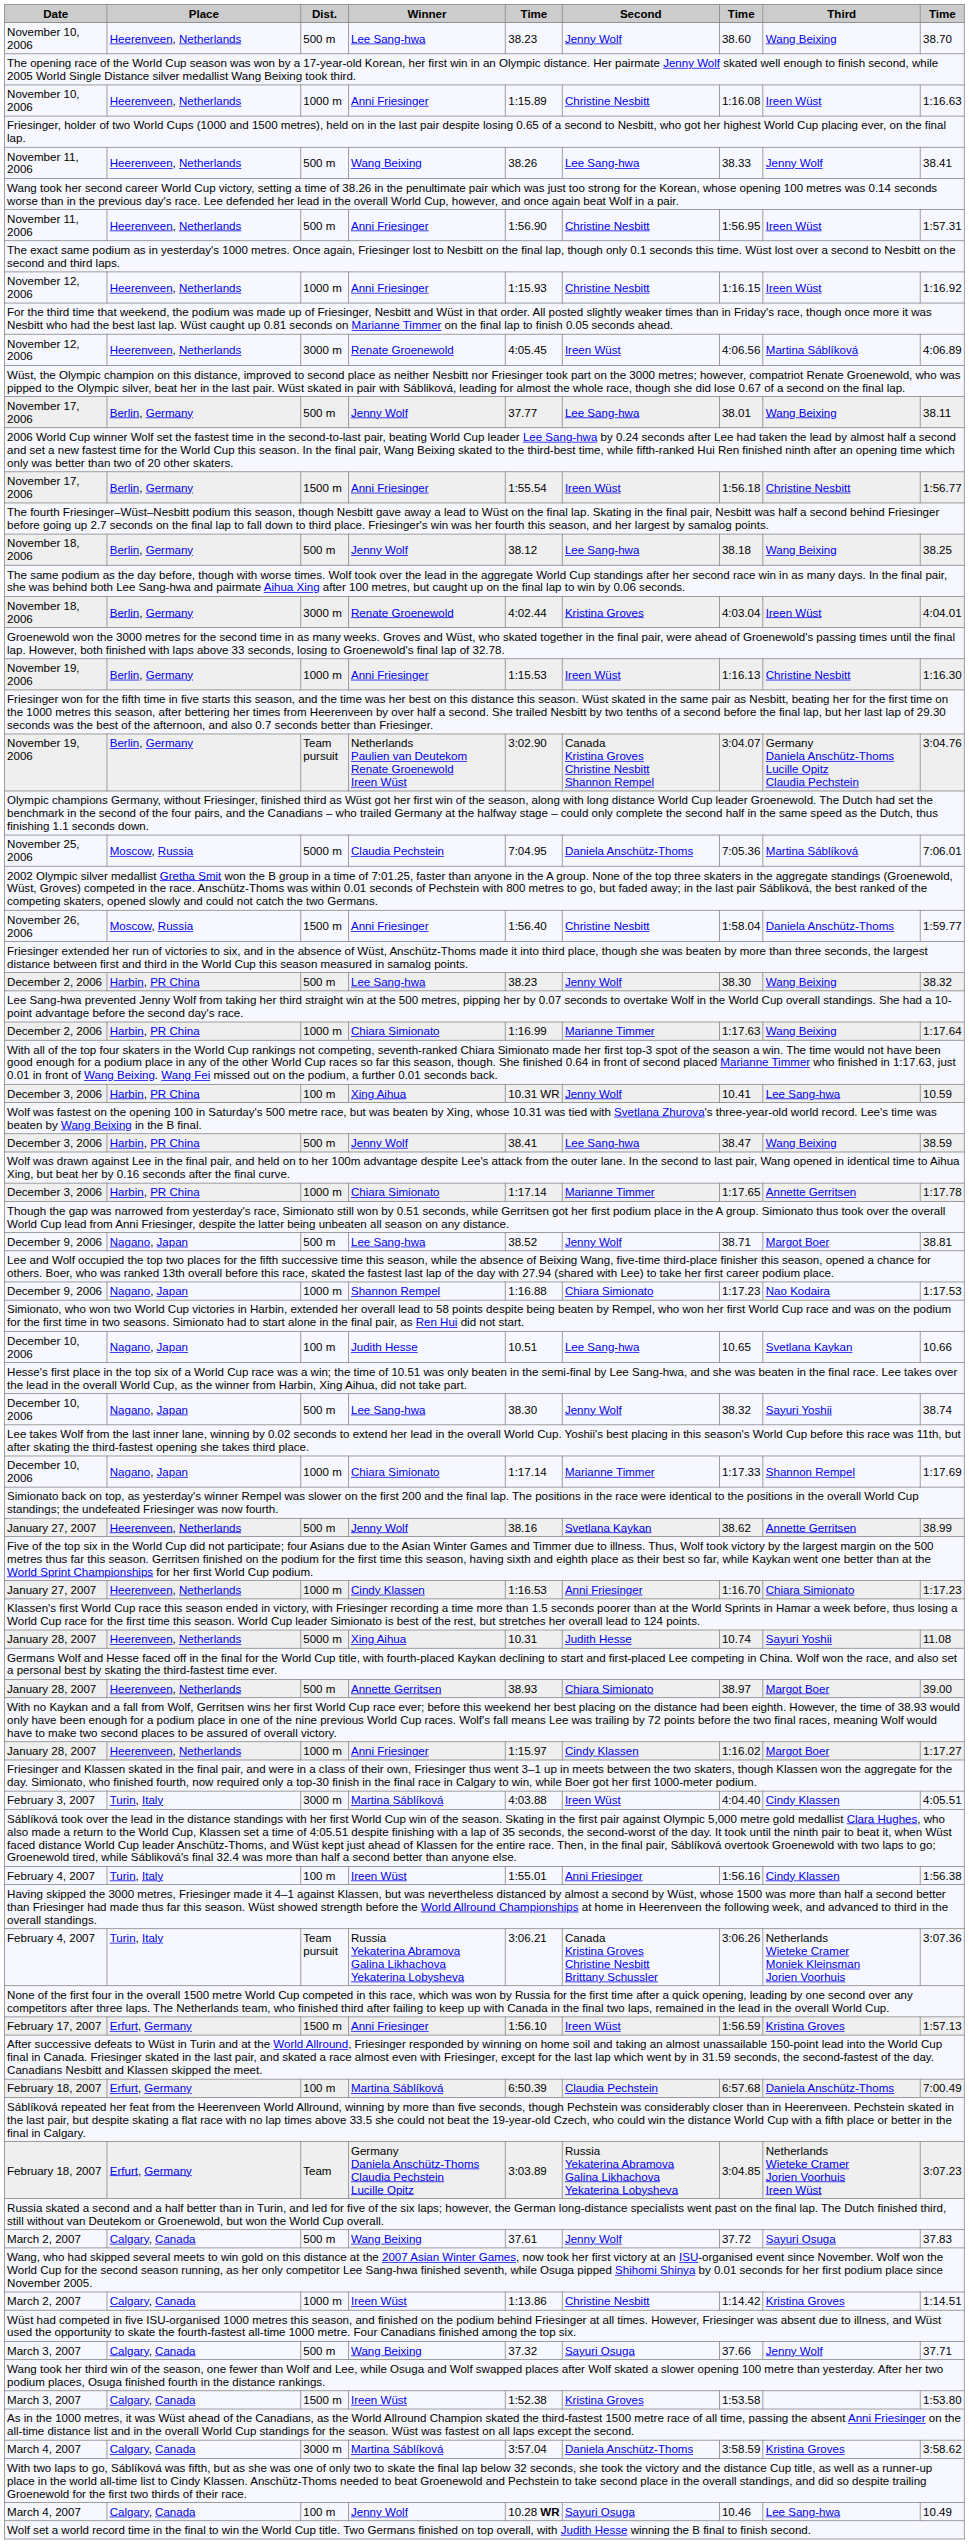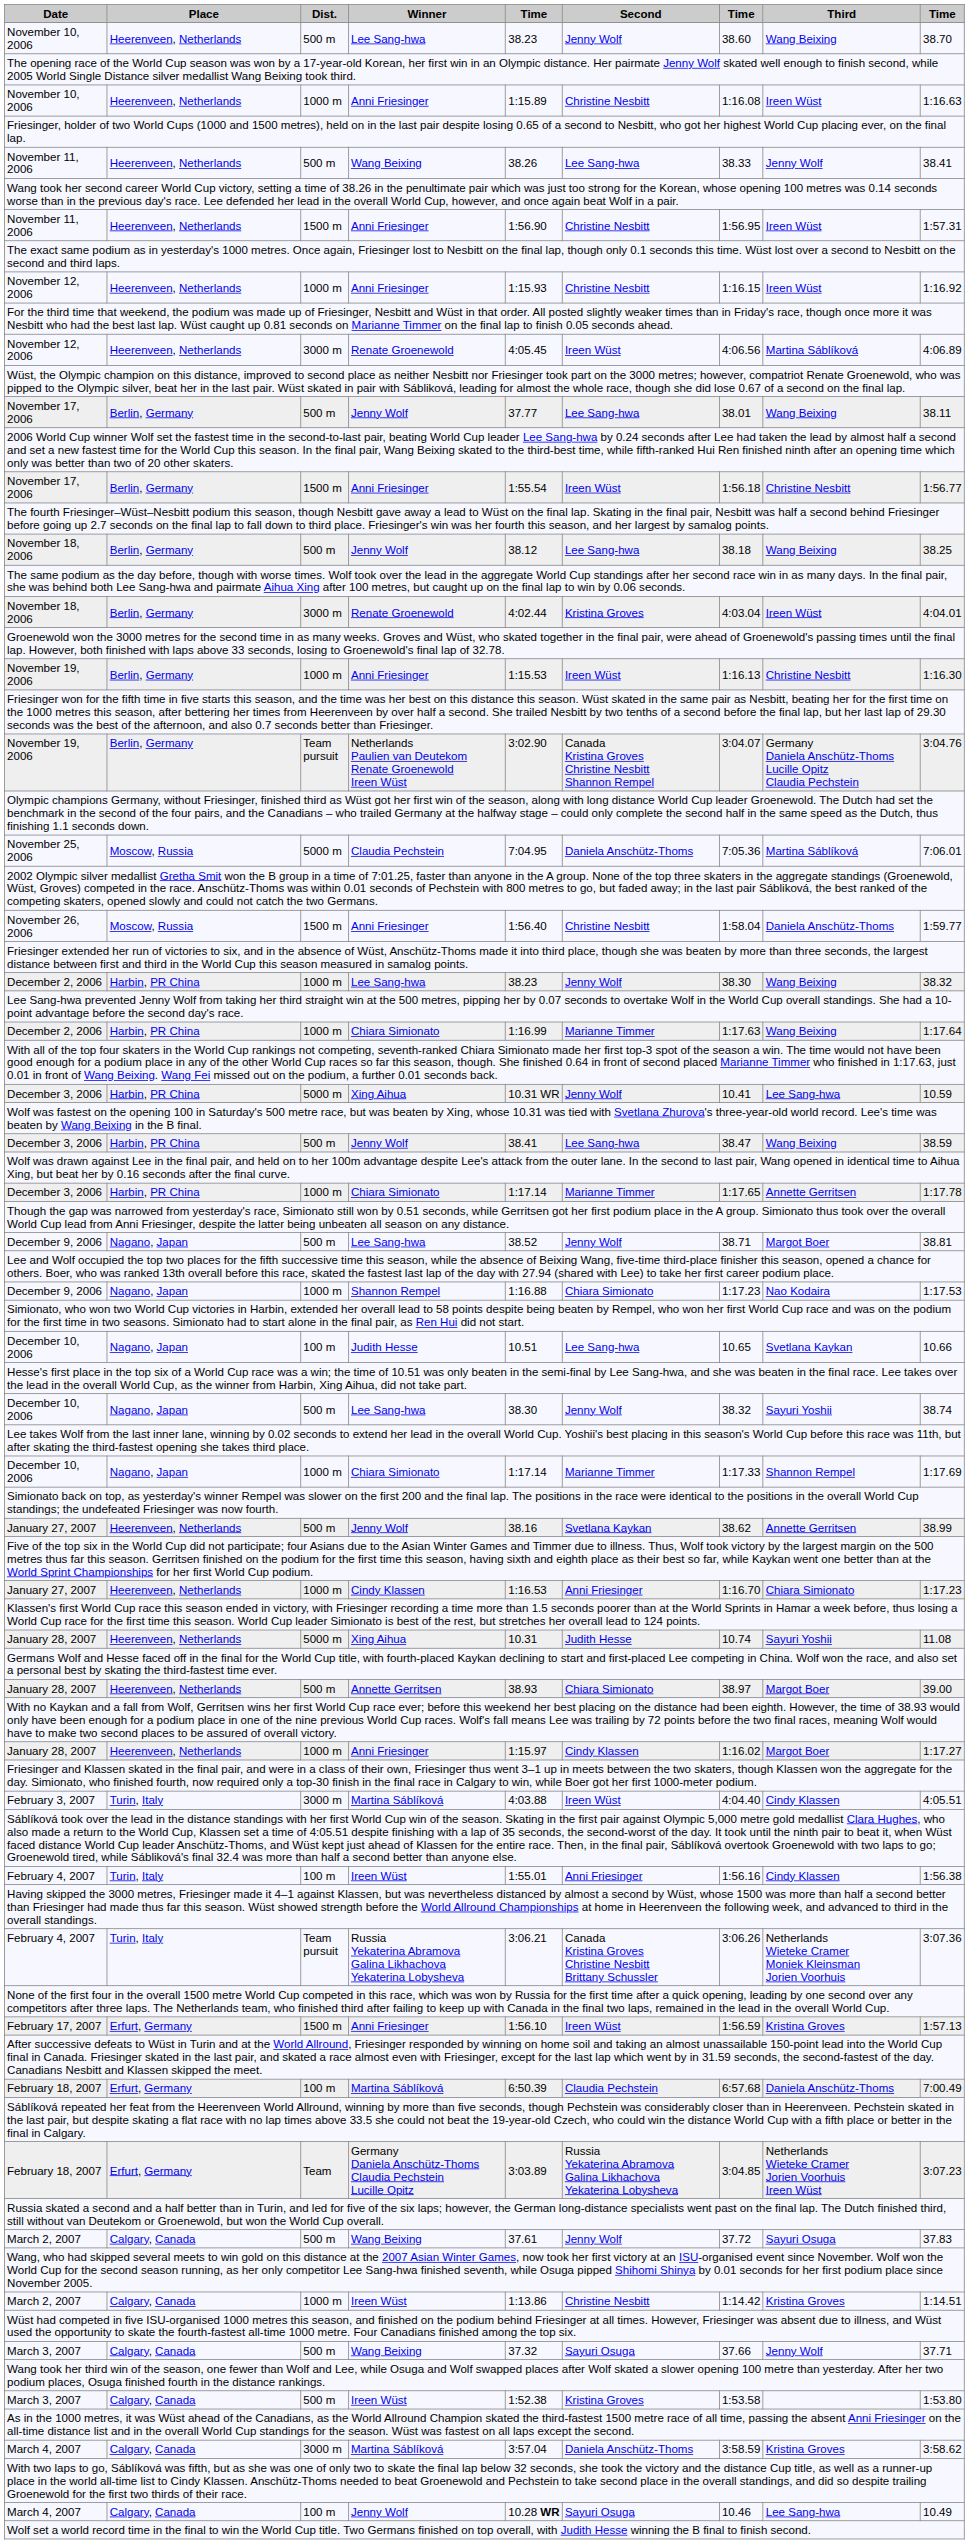(319, 225) 500 m -> (323, 225) 1500 m
(319, 982) 500 m -> (323, 982) 1000 m
(319, 1093) 100 m -> (323, 1093) 5000 m
(323, 2400) 1500 m -> (319, 2400) 500 m
